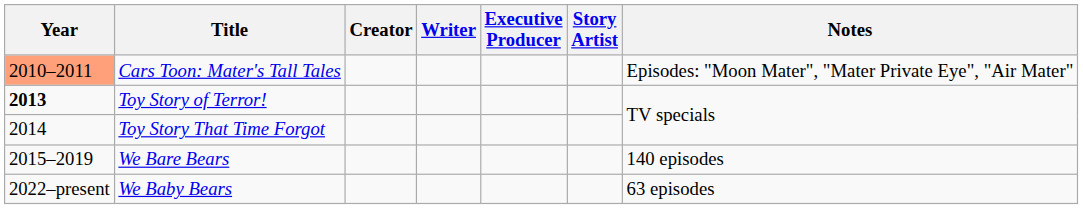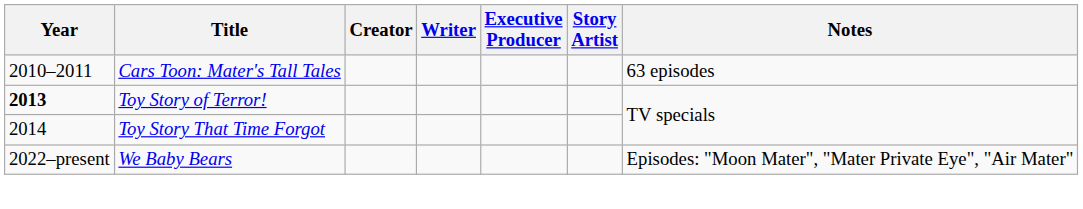(51, 70) lightsalmon background -> (51, 70) no background
(850, 70) Episodes: "Moon Mater", "Mater Private Eye", "Air Mater" -> (671, 70) 63 episodes
- row: (174, 159)
(671, 188) 63 episodes -> (850, 159) Episodes: "Moon Mater", "Mater Private Eye", "Air Mater"
